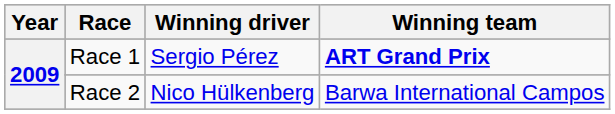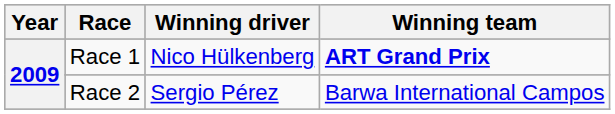(215, 57) Sergio Pérez -> (232, 57) Nico Hülkenberg
(232, 92) Nico Hülkenberg -> (215, 92) Sergio Pérez
